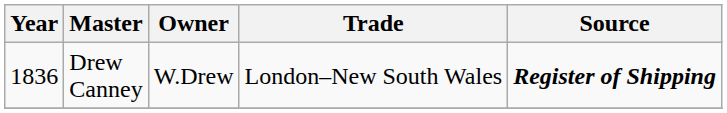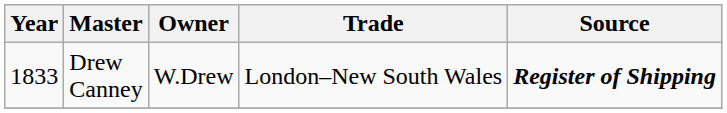(34, 75) 1836 -> (34, 75) 1833
